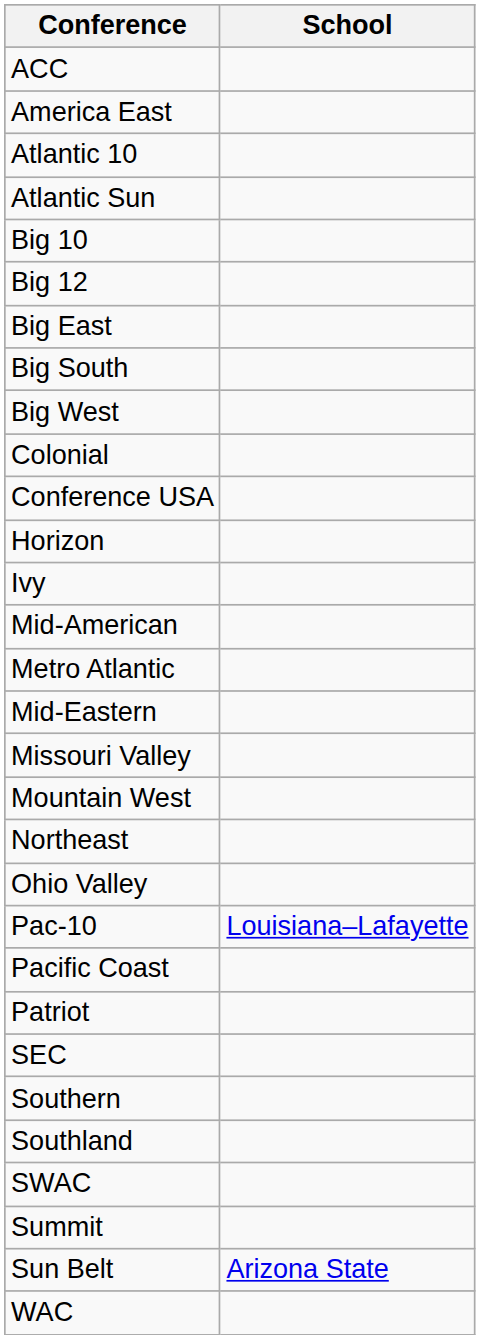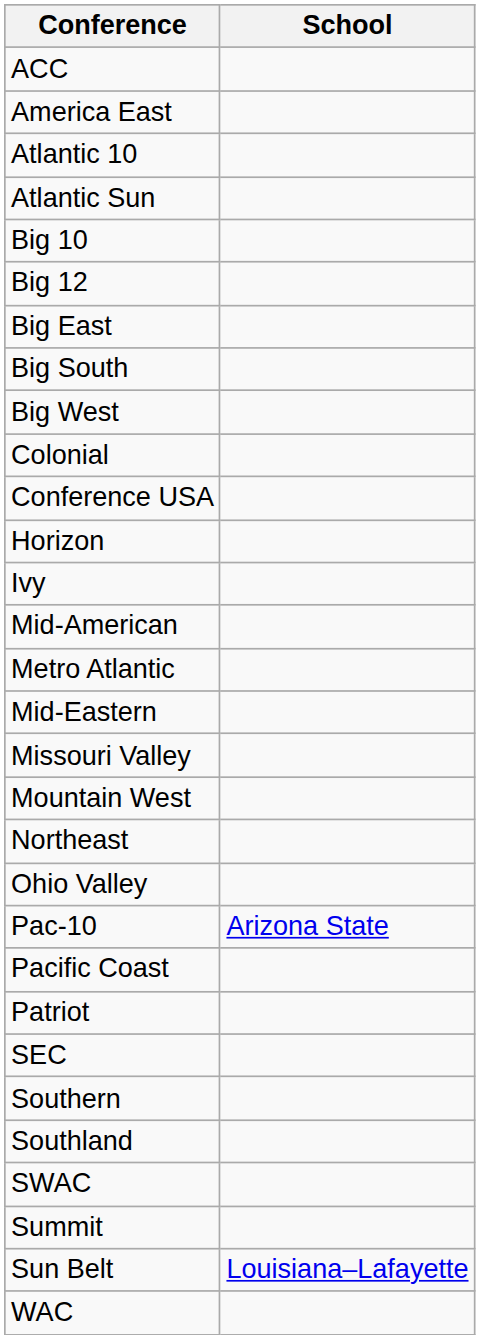(347, 926) Louisiana–Lafayette -> (308, 926) Arizona State
(308, 1269) Arizona State -> (347, 1269) Louisiana–Lafayette
